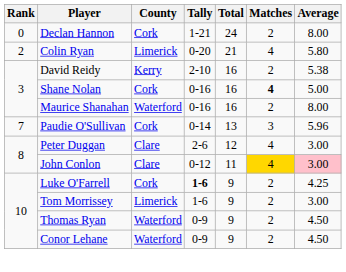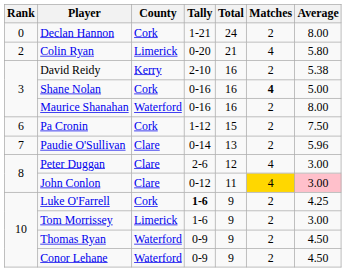+ row: (64, 126)
(146, 126) Cork -> (147, 145) Clare
(271, 126) 3 -> (271, 145) 2
